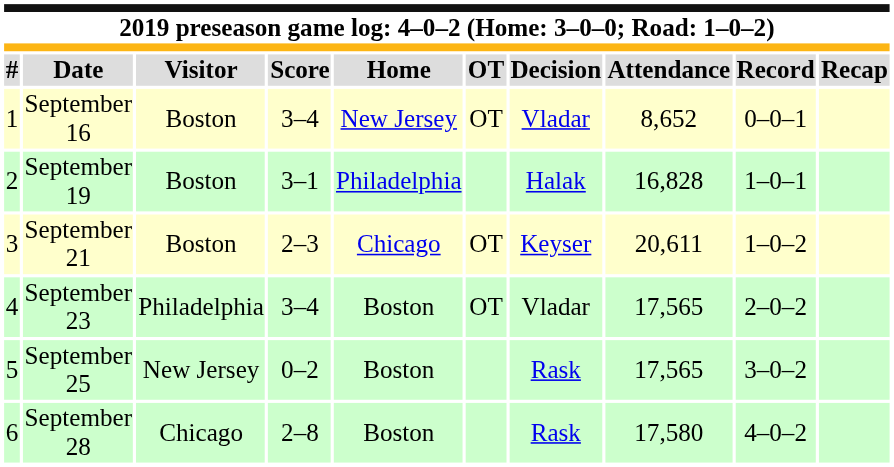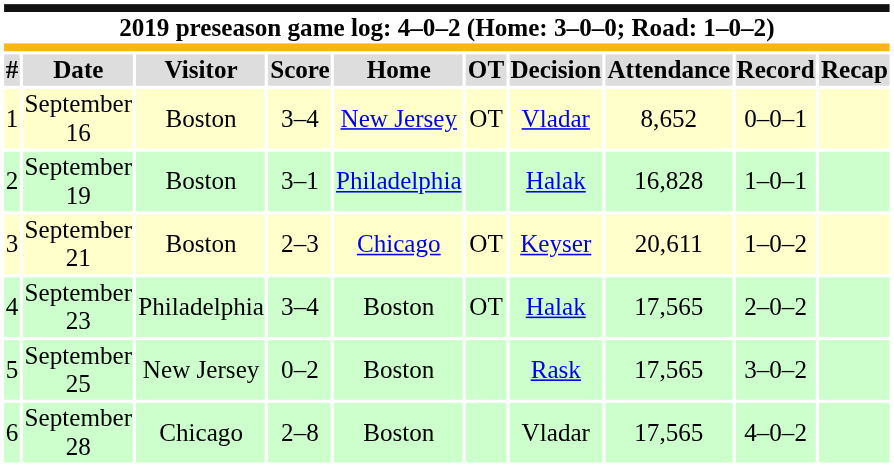(556, 306) Vladar -> (556, 306) Halak
(556, 432) Rask -> (556, 432) Vladar
(669, 432) 17,580 -> (669, 432) 17,565
